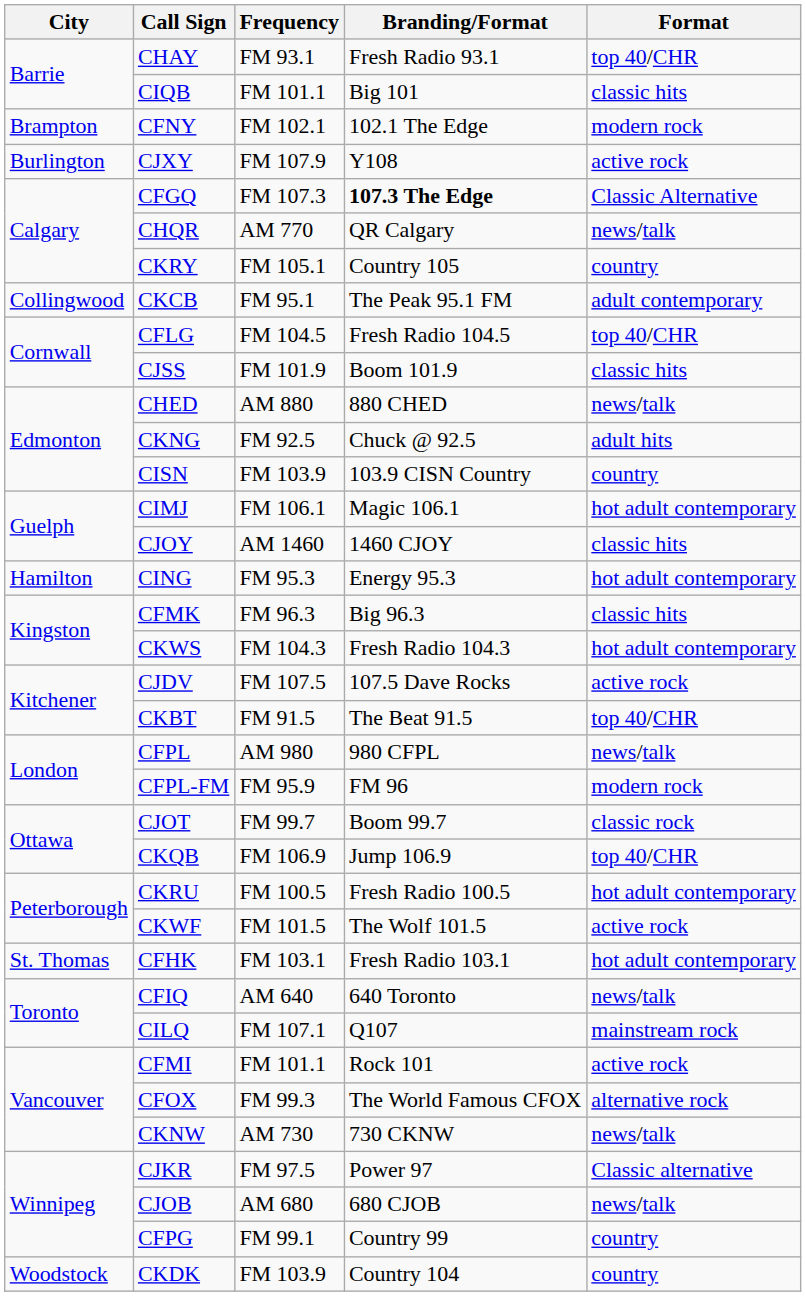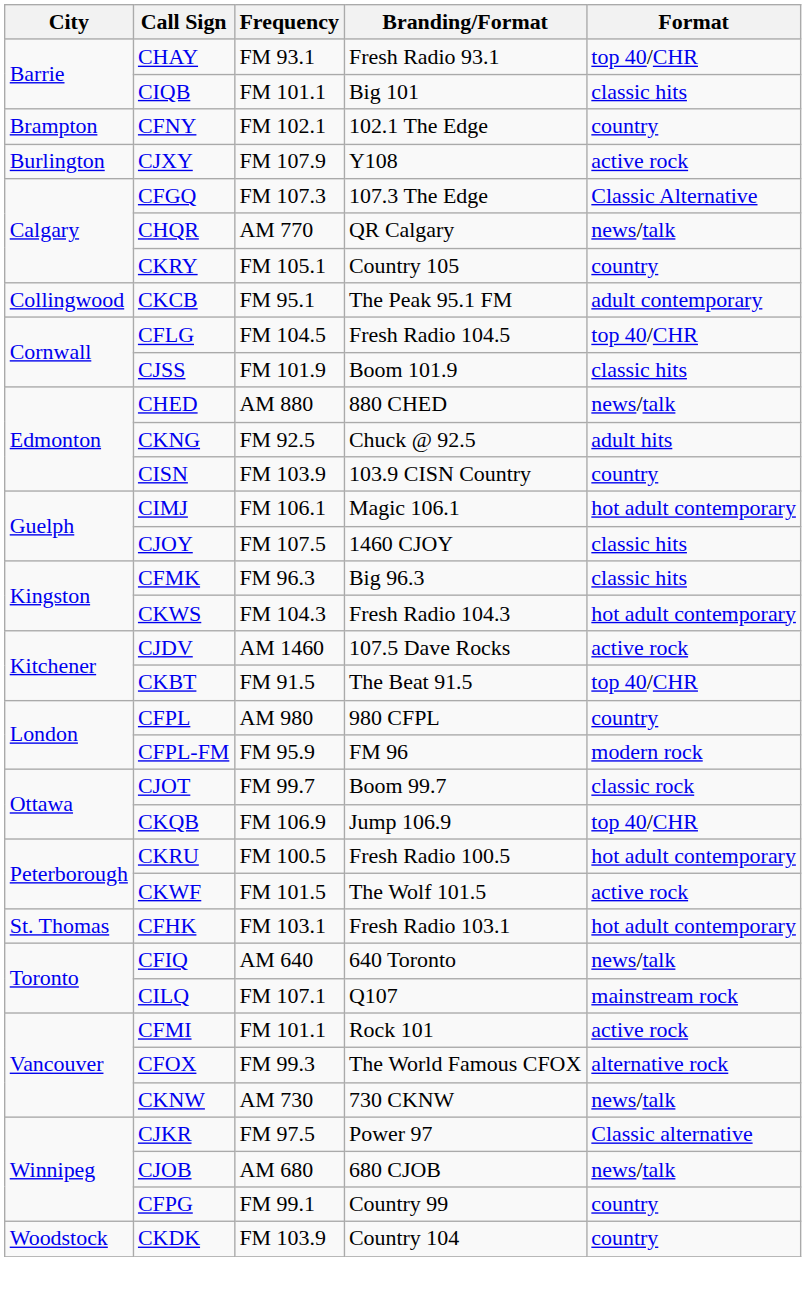(647, 126) modern rock -> (625, 126) country
(421, 195) bold -> (418, 195) normal
(282, 543) AM 1460 -> (283, 543) FM 107.5
- row: (165, 578)
(283, 682) FM 107.5 -> (282, 647) AM 1460
(633, 751) news/talk -> (625, 717) country
